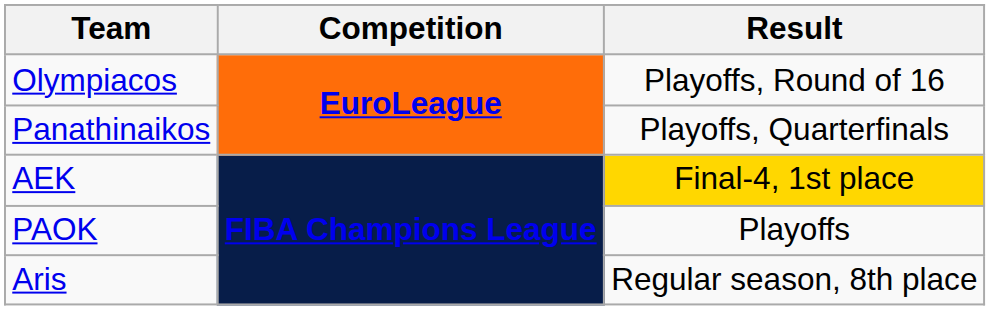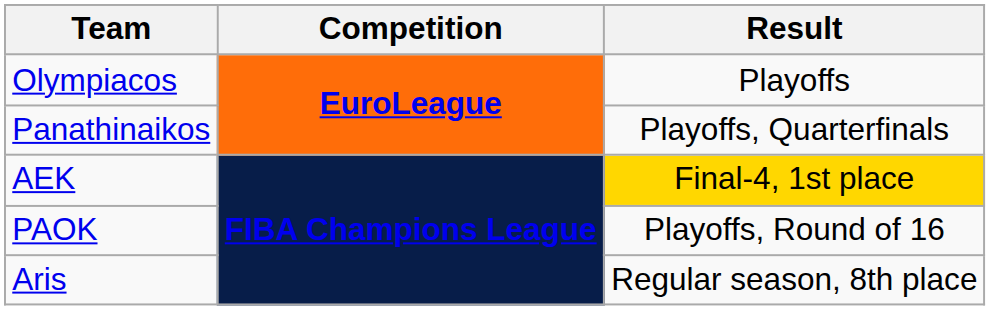(794, 79) Playoffs, Round of 16 -> (794, 79) Playoffs
(794, 229) Playoffs -> (794, 229) Playoffs, Round of 16
